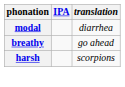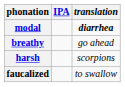(96, 27) normal -> (96, 27) bold
+ row: (28, 74)
